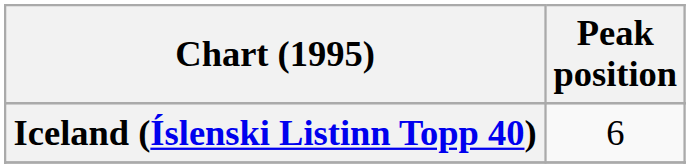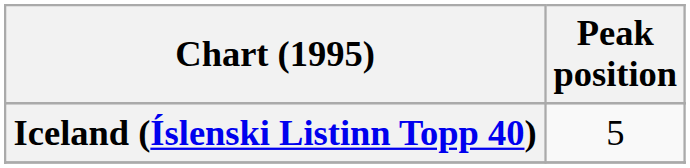(615, 132) 6 -> (615, 132) 5
